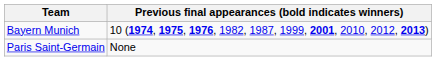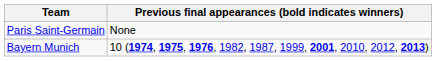rows swapped: (56, 47) <-> (43, 30)
